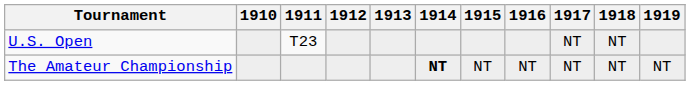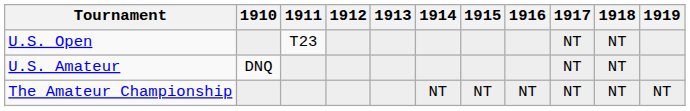+ row: (64, 68)
(438, 68) bold -> (438, 93) normal
